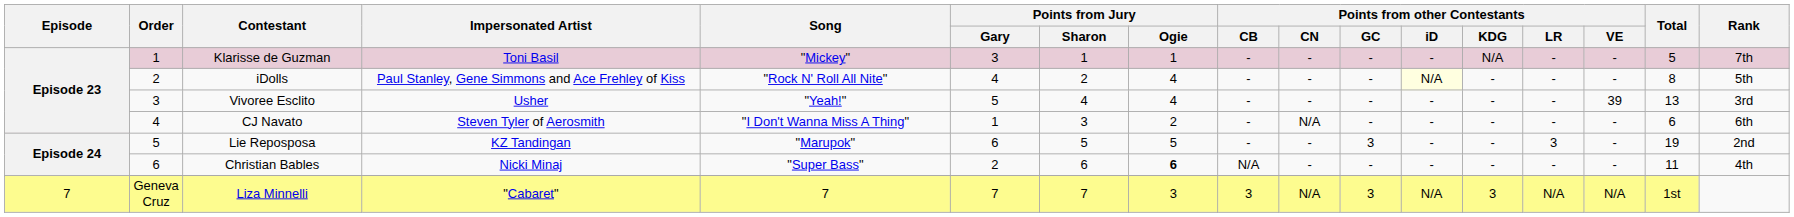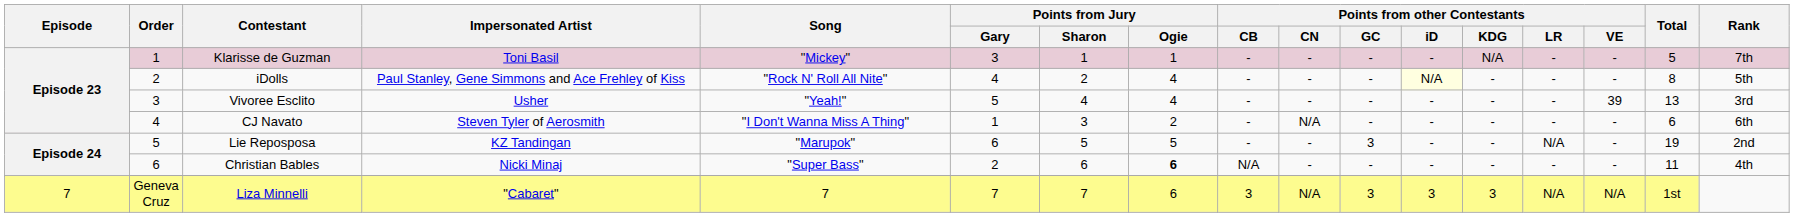(1554, 143) 3 -> (1554, 143) N/A
(1173, 194) 3 -> (1173, 194) 6
(1432, 194) N/A -> (1432, 194) 3
